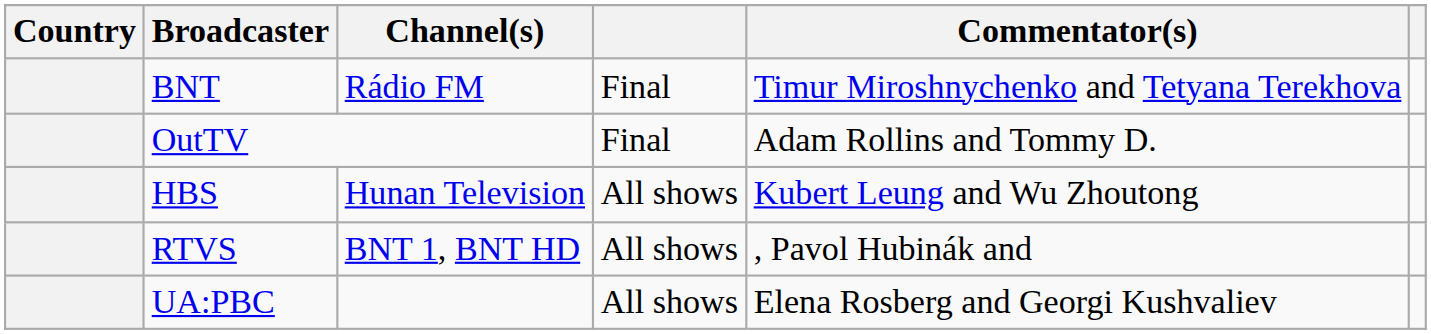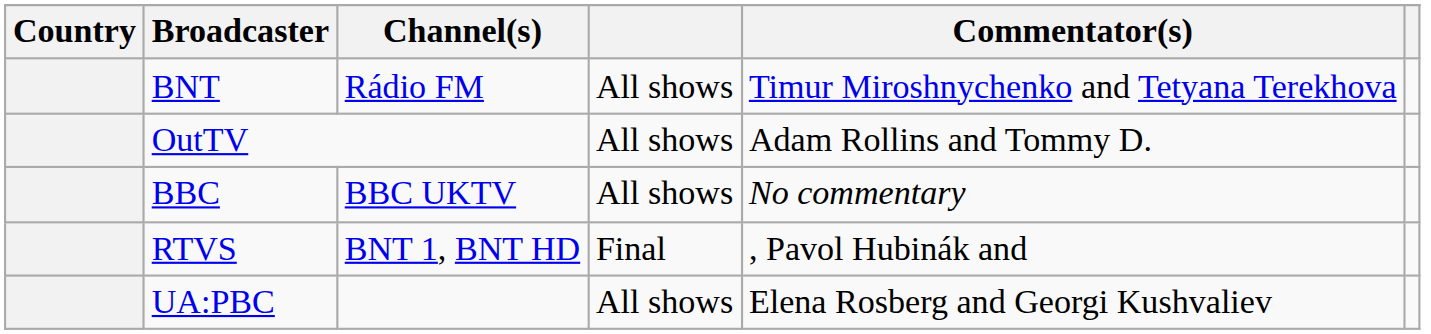(636, 85) Final -> (665, 85) All shows
(636, 139) Final -> (665, 139) All shows
- row: (185, 193)
+ row: (186, 193)
(669, 247) All shows -> (631, 247) Final
